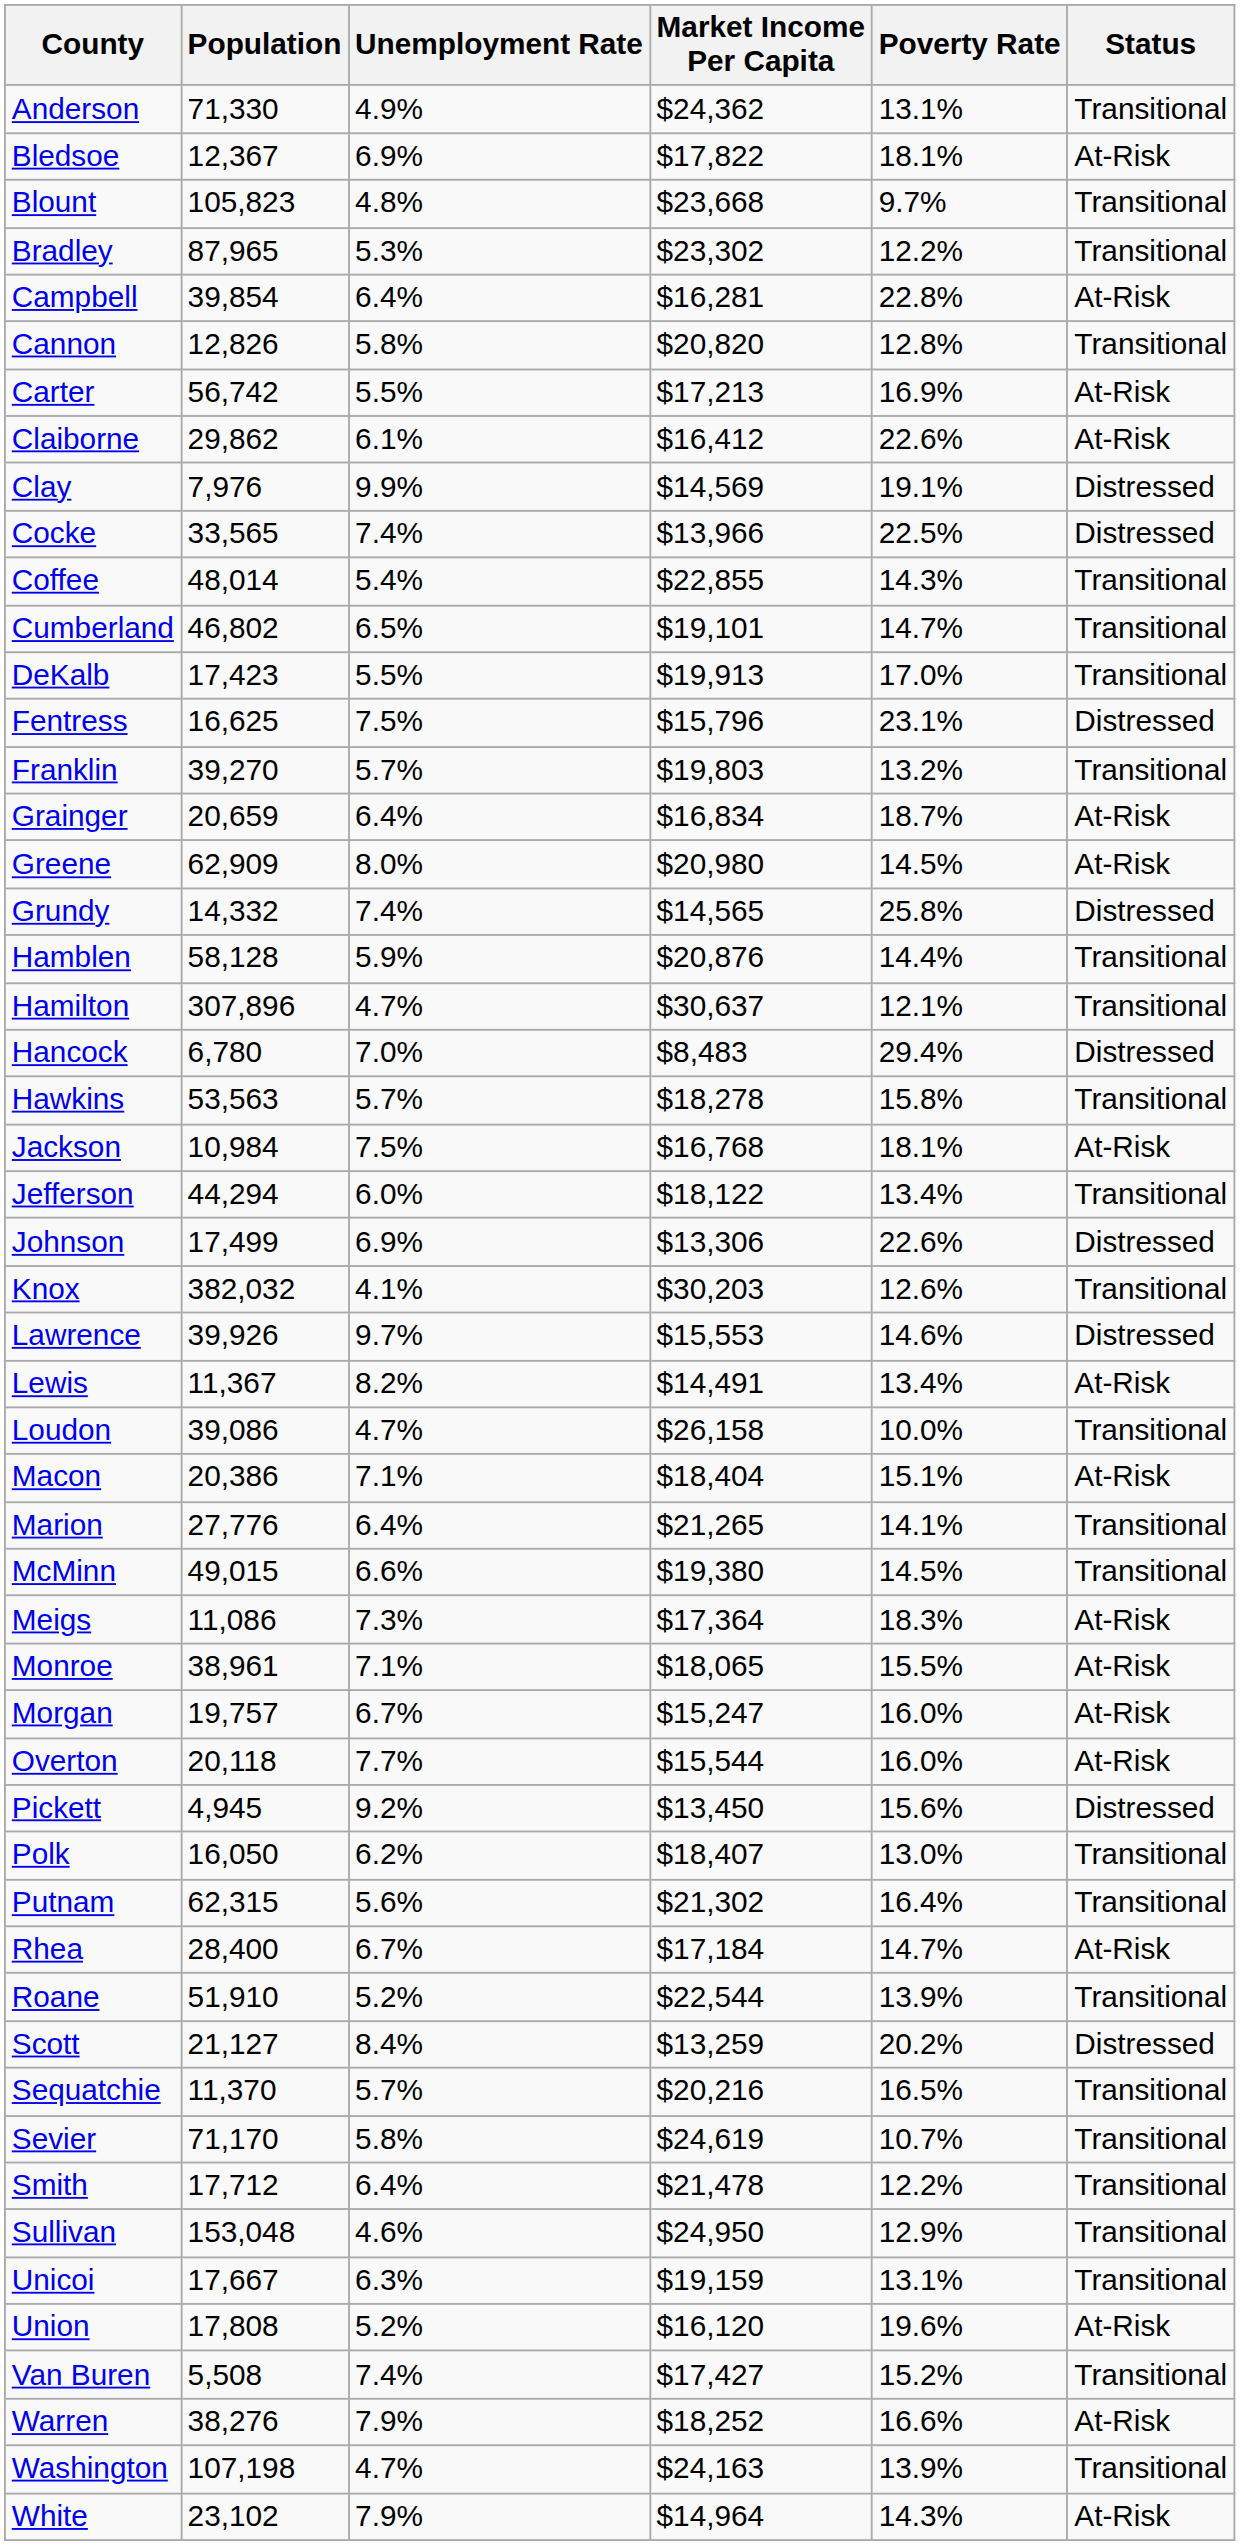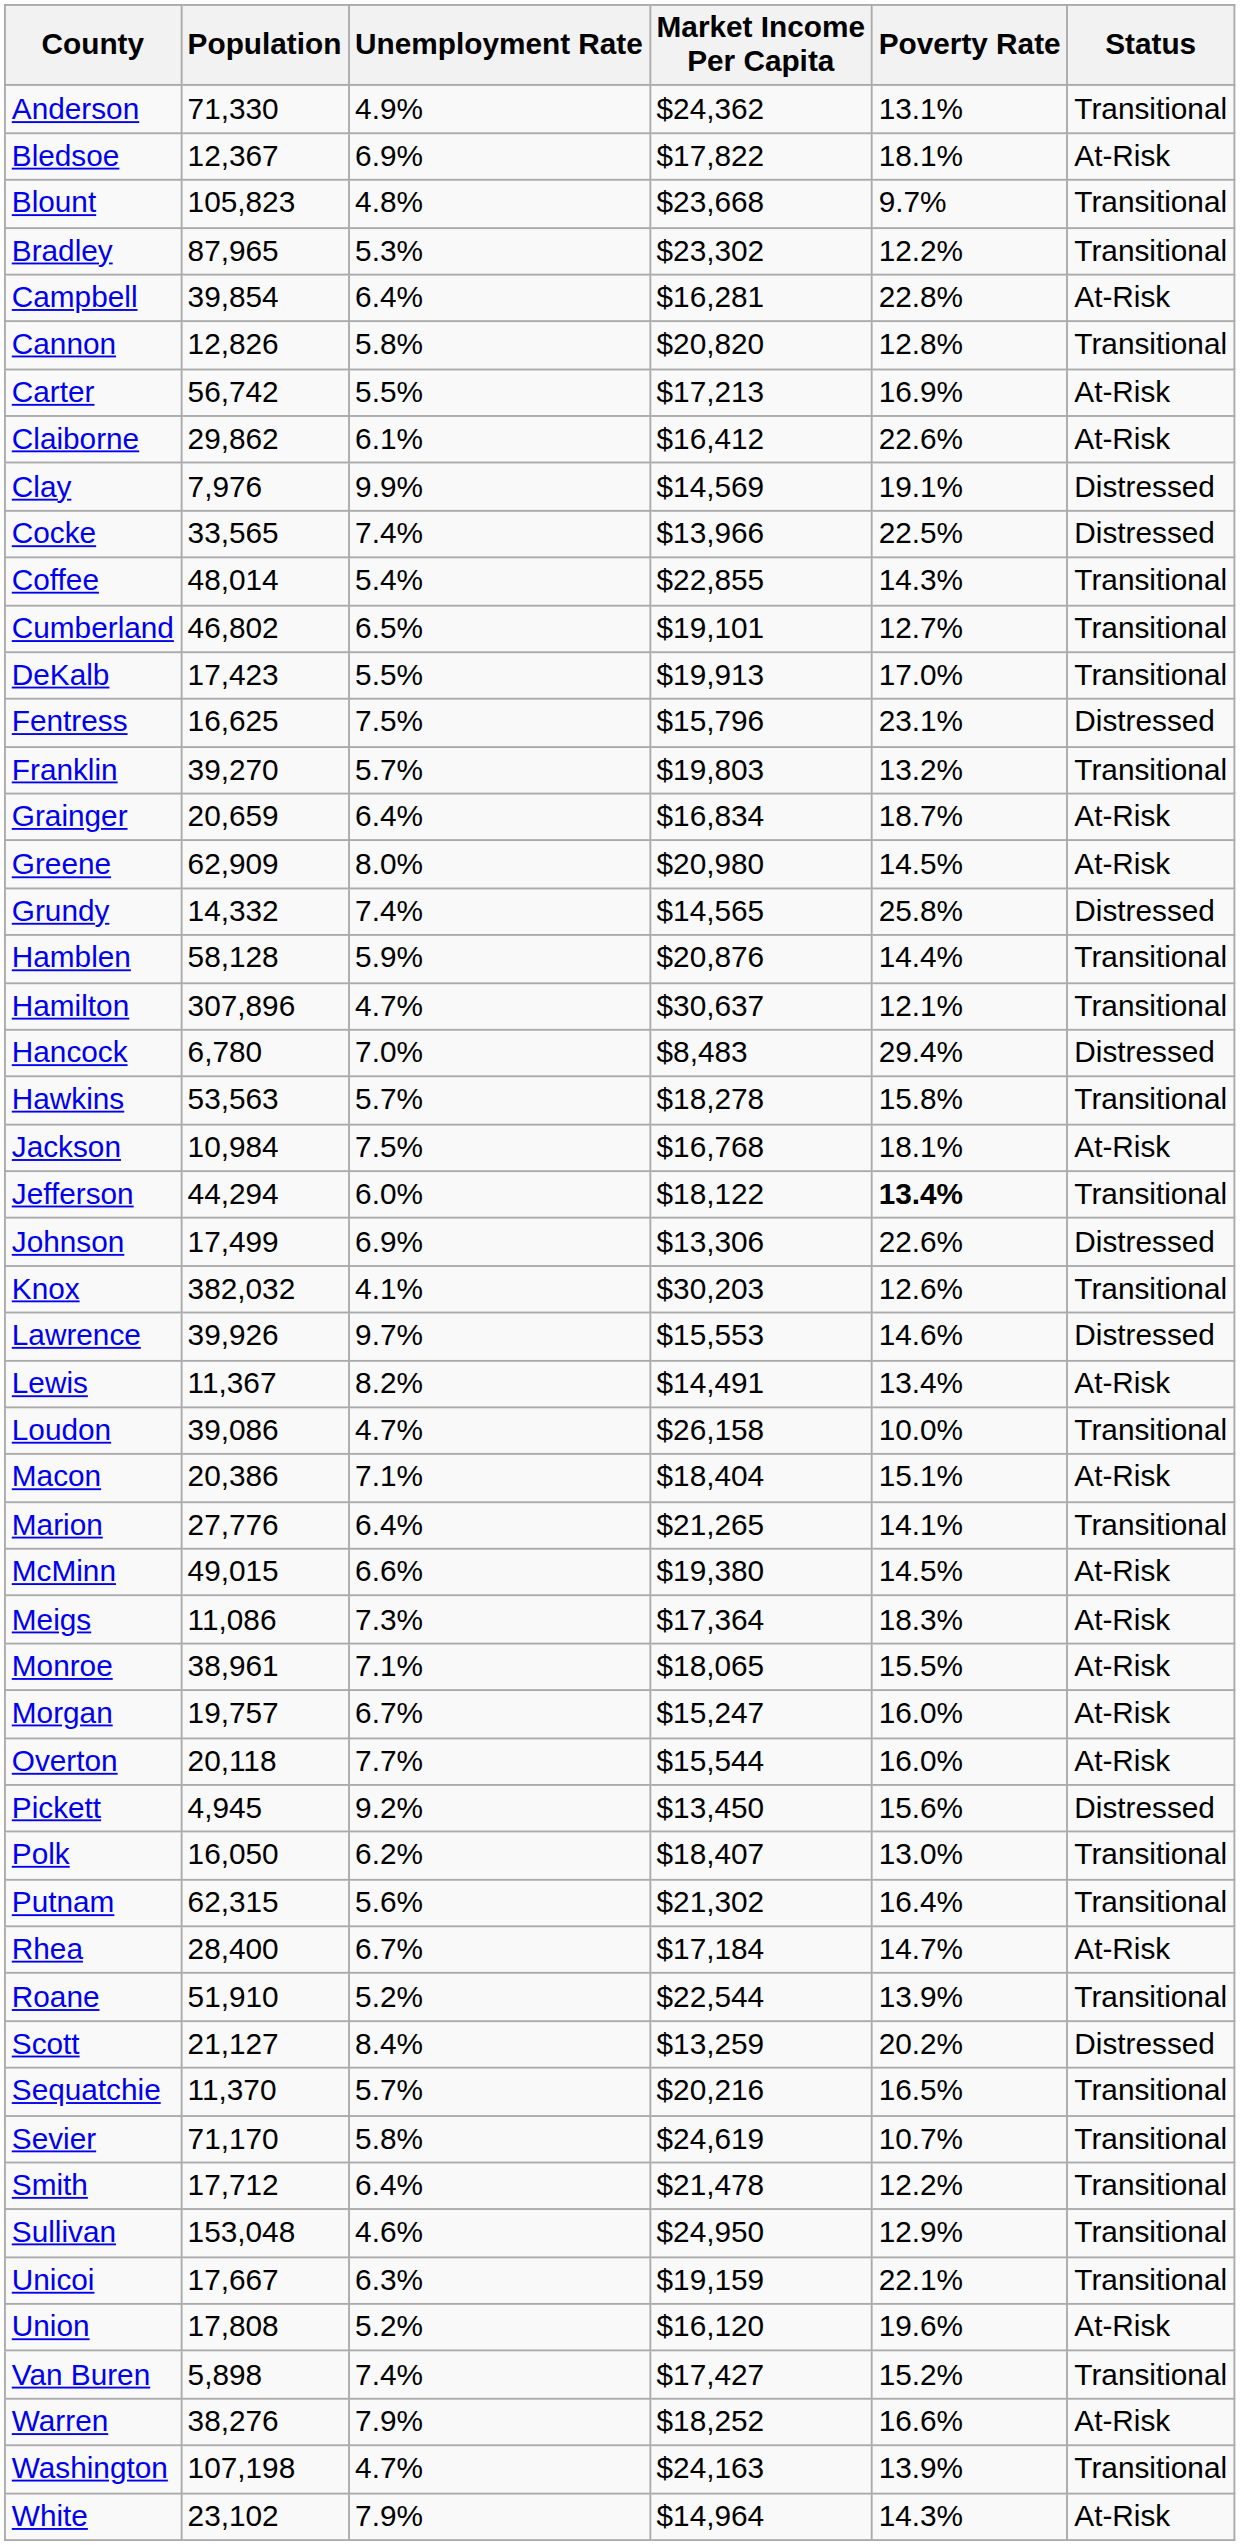(921, 627) 14.7% -> (921, 627) 12.7%
(921, 1194) normal -> (921, 1194) bold
(1151, 1571) Transitional -> (1122, 1571) At-Risk
(921, 2279) 13.1% -> (921, 2279) 22.1%
(225, 2374) 5,508 -> (225, 2374) 5,898
